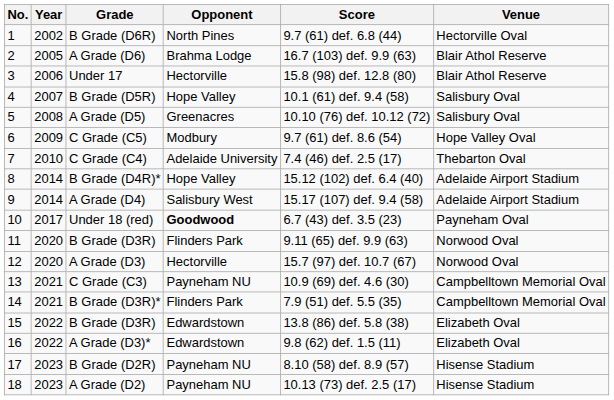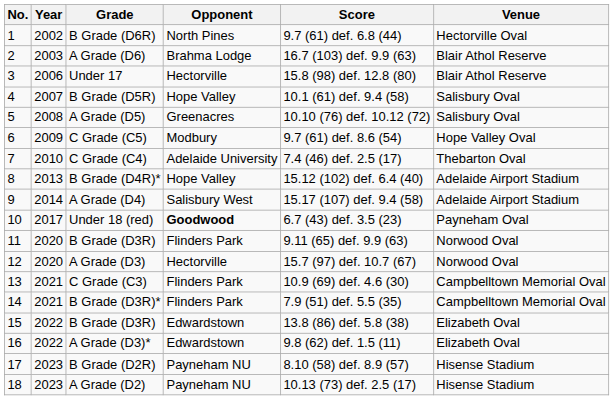(49, 55) 2005 -> (49, 55) 2003
(49, 179) 2014 -> (49, 179) 2013
(209, 281) Payneham NU -> (205, 281) Flinders Park
